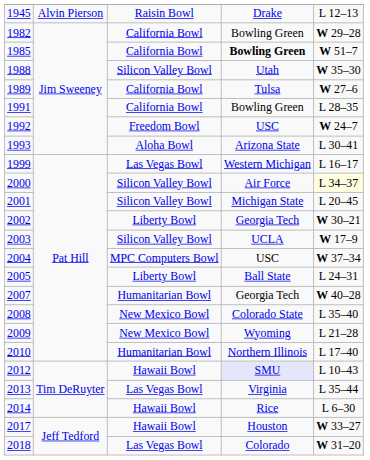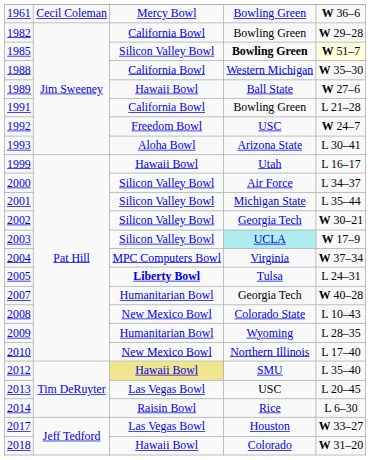- row: (19, 13)
+ row: (19, 13)
(164, 51) California Bowl -> (167, 51) Silicon Valley Bowl
(339, 51) no background -> (341, 51) lightyellow background
(164, 70) Silicon Valley Bowl -> (167, 70) California Bowl
(267, 70) Utah -> (270, 70) Western Michigan
(164, 88) California Bowl -> (167, 88) Hawaii Bowl
(267, 88) Tulsa -> (270, 88) Ball State
(339, 107) L 28–35 -> (341, 107) L 21–28
(164, 164) Las Vegas Bowl -> (167, 164) Hawaii Bowl
(267, 164) Western Michigan -> (270, 164) Utah
(339, 182) lightyellow background -> (341, 182) no background
(339, 201) L 20–45 -> (341, 201) L 35–44
(164, 220) Liberty Bowl -> (167, 220) Silicon Valley Bowl
(267, 239) no background -> (270, 239) paleturquoise background
(267, 257) USC -> (270, 257) Virginia
(164, 276) normal -> (167, 276) bold
(267, 276) Ball State -> (270, 276) Tulsa
(339, 314) L 35–40 -> (341, 314) L 10–43
(164, 333) New Mexico Bowl -> (167, 333) Humanitarian Bowl
(339, 333) L 21–28 -> (341, 333) L 28–35
(164, 351) Humanitarian Bowl -> (167, 351) New Mexico Bowl
(164, 370) no background -> (167, 370) khaki background
(267, 370) lavender background -> (270, 370) no background
(339, 370) L 10–43 -> (341, 370) L 35–40
(267, 389) Virginia -> (270, 389) USC
(339, 389) L 35–44 -> (341, 389) L 20–45
(164, 408) Hawaii Bowl -> (167, 408) Raisin Bowl
(164, 426) Hawaii Bowl -> (167, 426) Las Vegas Bowl
(164, 445) Las Vegas Bowl -> (167, 445) Hawaii Bowl
